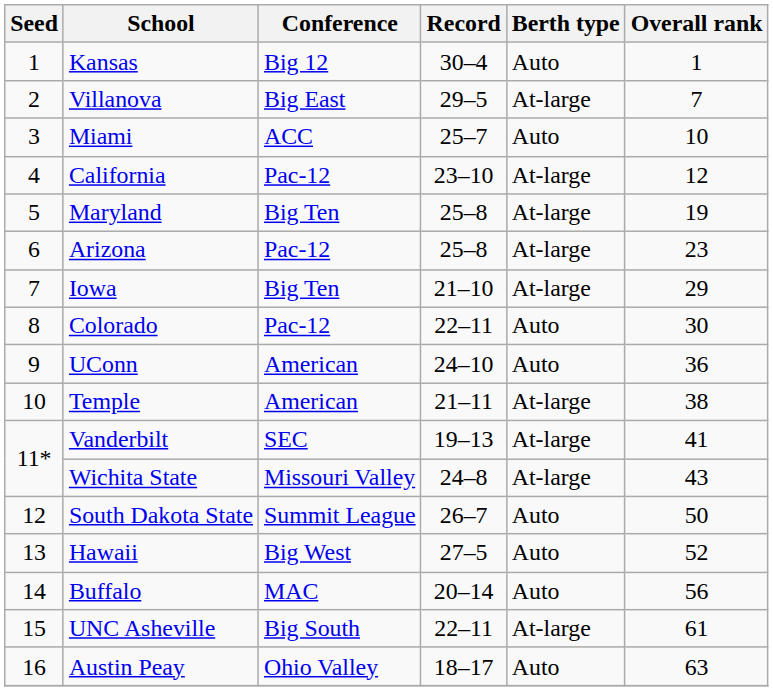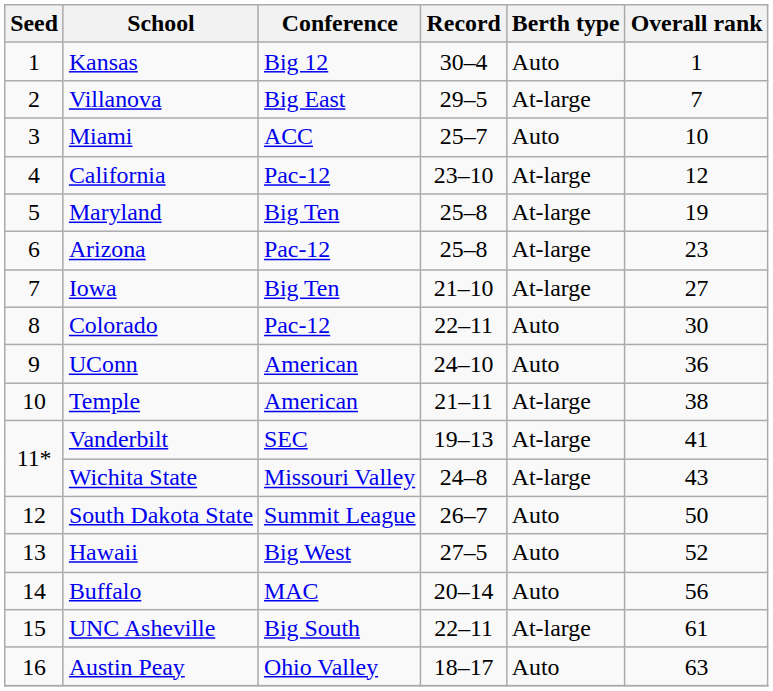(697, 288) 29 -> (697, 288) 27
